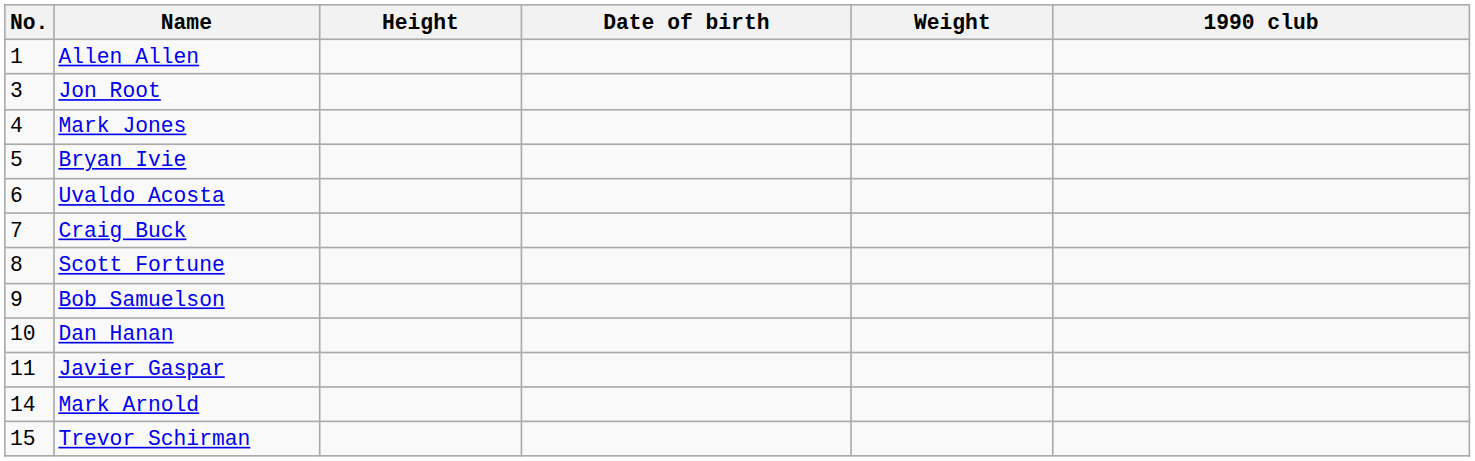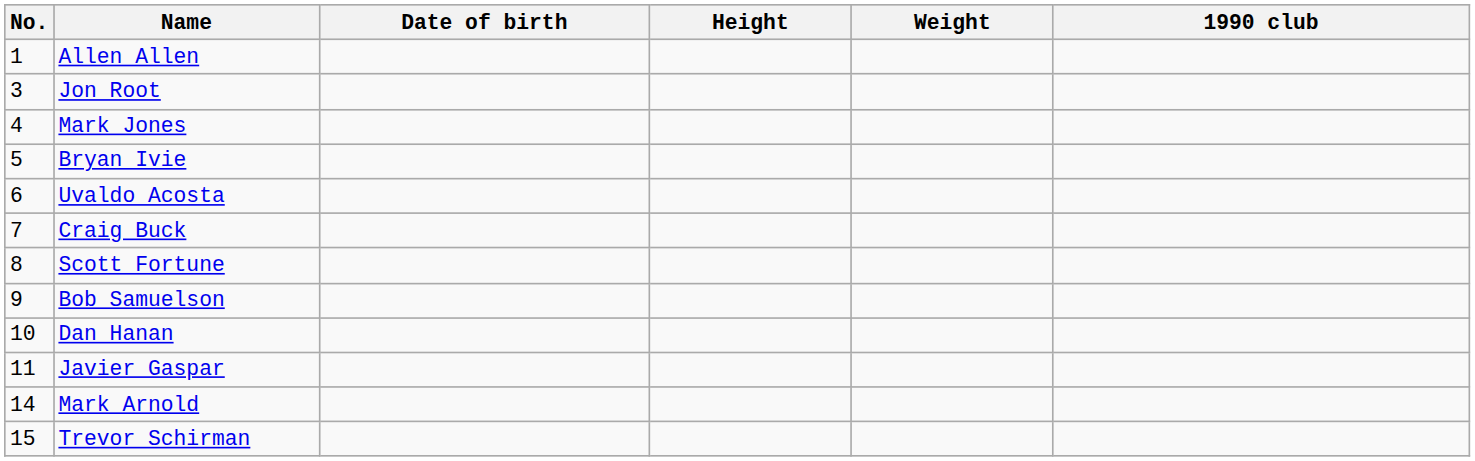columns swapped: (686, 22) <-> (420, 22)
